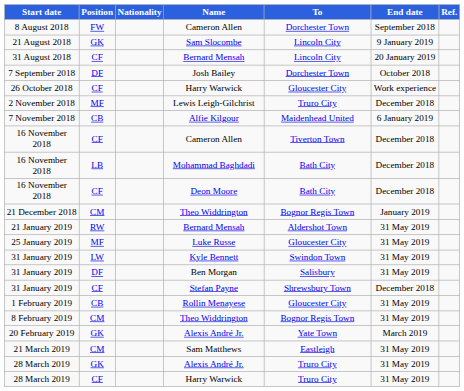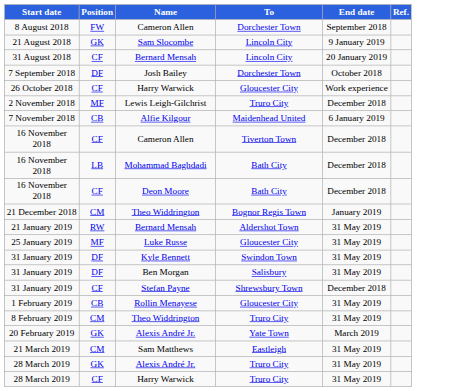- column: (140, 12)
(97, 257) LW -> (97, 257) DF
(317, 318) Bognor Regis Town -> (269, 318) Truro City
